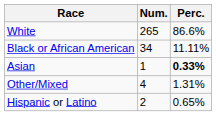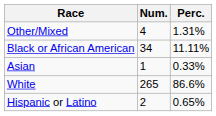rows swapped: (21, 31) <-> (37, 84)
(189, 66) bold -> (189, 66) normal
